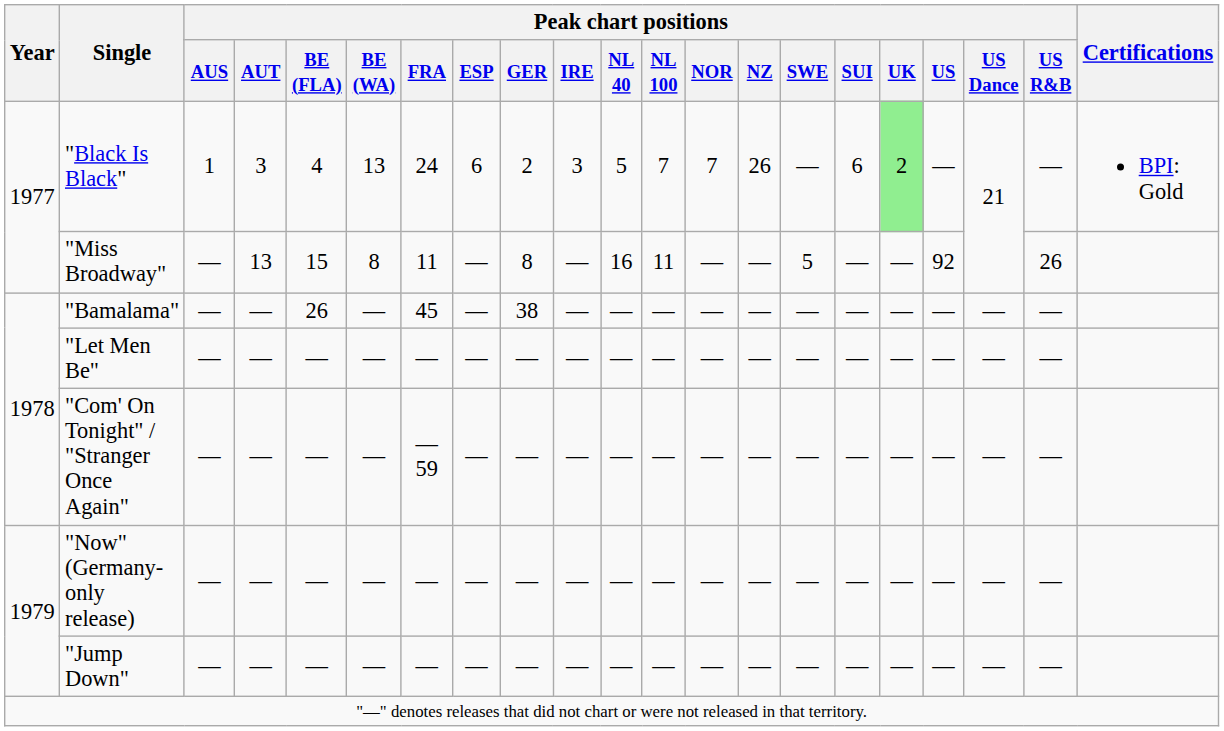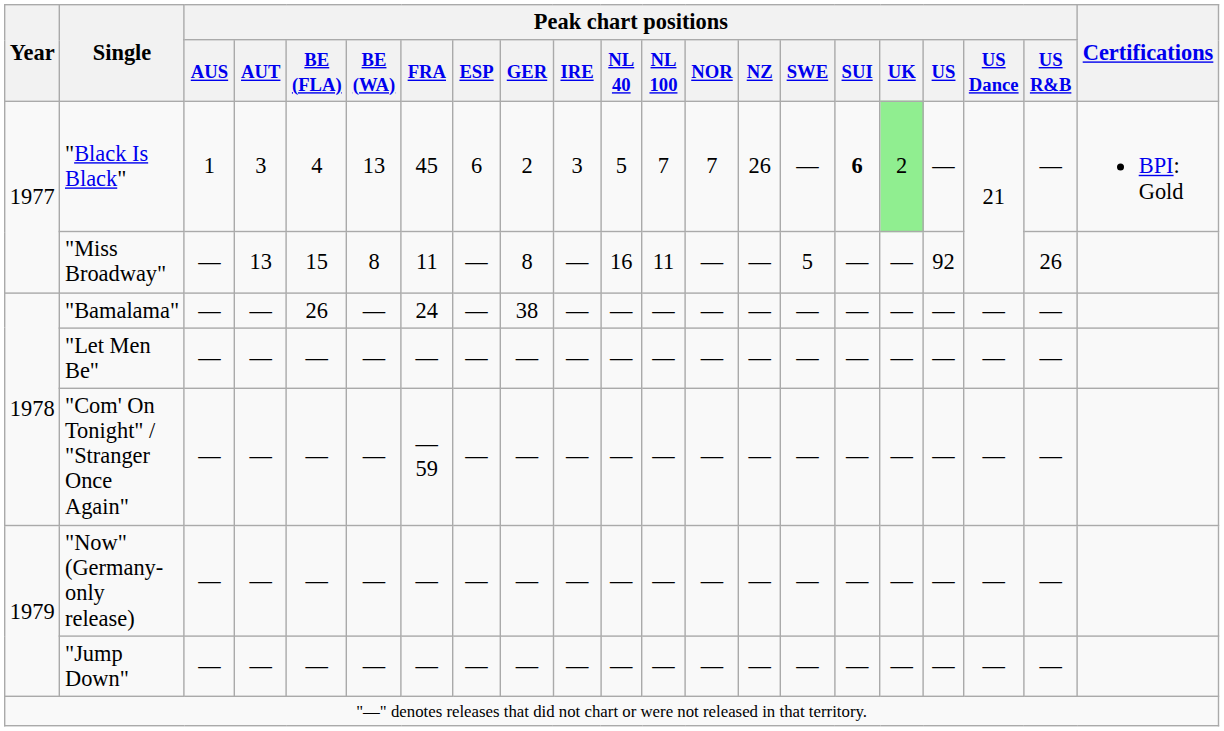(427, 166) 24 -> (427, 166) 45
(857, 166) normal -> (857, 166) bold
(427, 309) 45 -> (427, 309) 24
